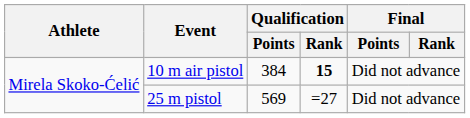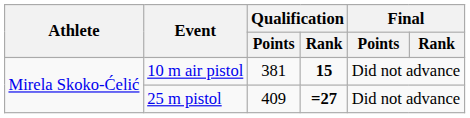(274, 71) 384 -> (274, 71) 381
(274, 99) 569 -> (274, 99) 409
(324, 99) normal -> (324, 99) bold
